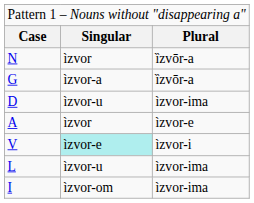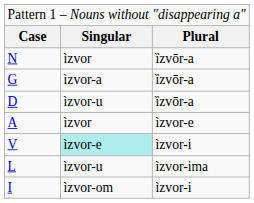(182, 101) ìzvor-ima -> (175, 101) ȉzvōr-a
(182, 187) ìzvor-ima -> (174, 187) ìzvor-i
